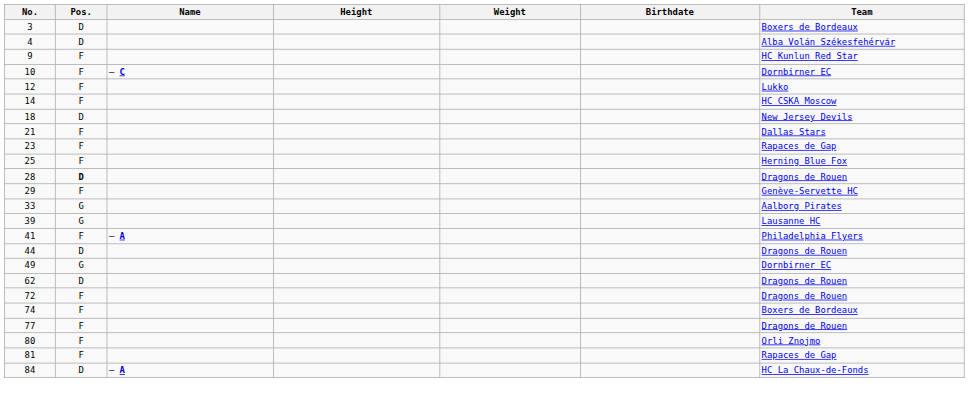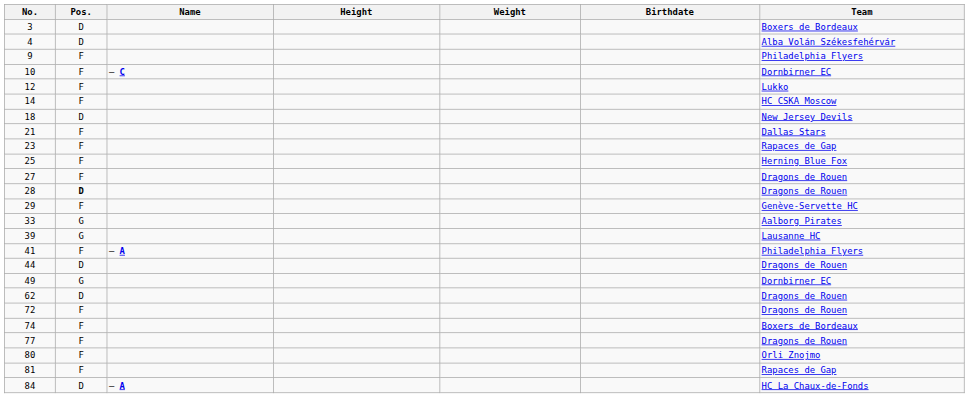(810, 56) HC Kunlun Red Star -> (812, 56) Philadelphia Flyers
+ row: (30, 176)
